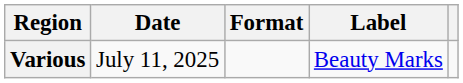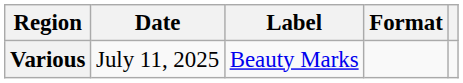columns swapped: (266, 22) <-> (378, 22)
